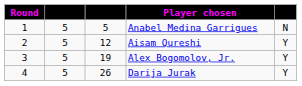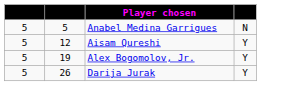- column: (25, 12)
